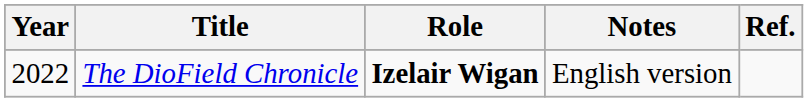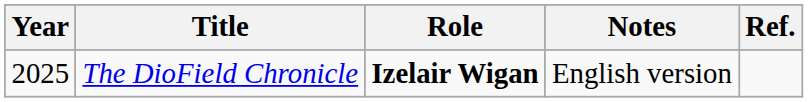(40, 73) 2022 -> (40, 73) 2025
